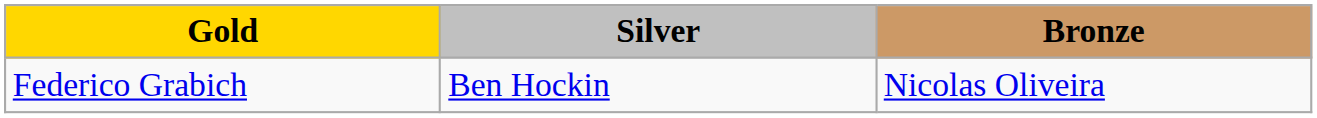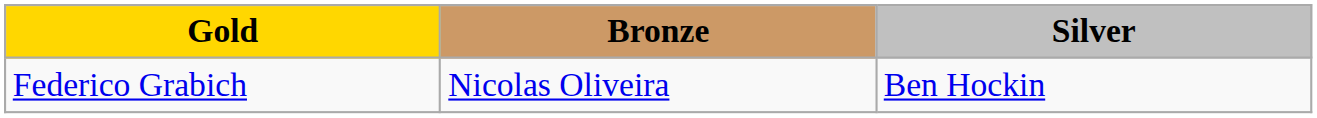columns swapped: (658, 31) <-> (1094, 31)
